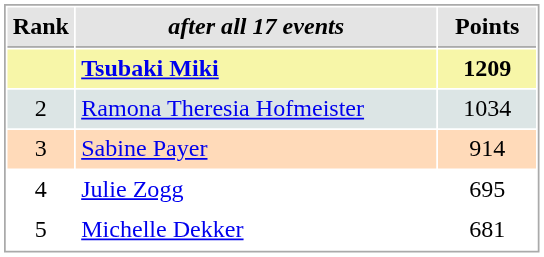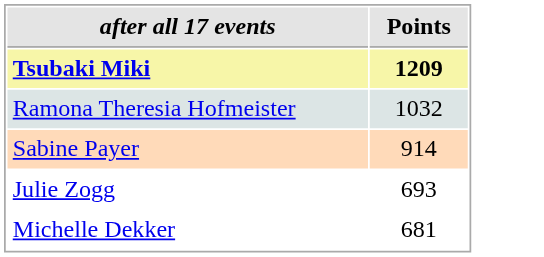- column: (41, 26)
(487, 108) 1034 -> (419, 108) 1032
(487, 189) 695 -> (419, 189) 693
